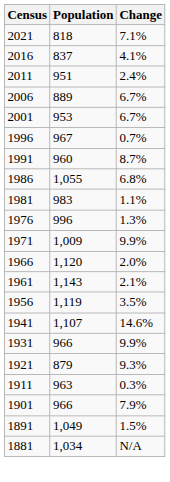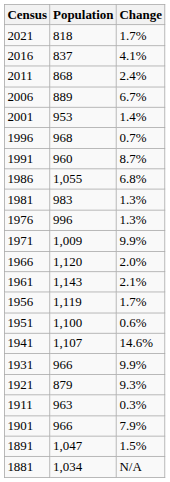(133, 35) 7.1% -> (133, 35) 1.7%
(63, 76) 951 -> (63, 76) 868
(133, 117) 6.7% -> (133, 117) 1.4%
(63, 138) 967 -> (63, 138) 968
(133, 199) 1.1% -> (133, 199) 1.3%
(133, 302) 3.5% -> (133, 302) 1.7%
+ row: (20, 323)
(68, 425) 1,049 -> (68, 446) 1,047
